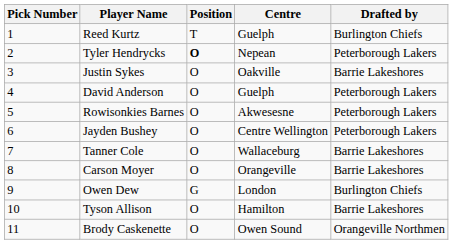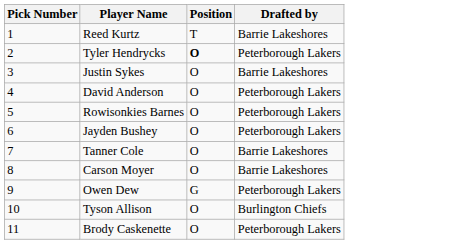- column: (283, 14)
(378, 33) Burlington Chiefs -> (283, 33) Barrie Lakeshores
(378, 190) Burlington Chiefs -> (289, 190) Peterborough Lakers
(379, 209) Barrie Lakeshores -> (282, 209) Burlington Chiefs
(389, 229) Orangeville Northmen -> (289, 229) Peterborough Lakers
